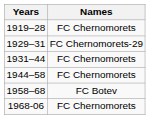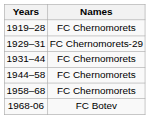(96, 91) FC Botev -> (96, 91) FC Chernomorets
(96, 106) FC Chernomorets -> (96, 106) FC Botev
